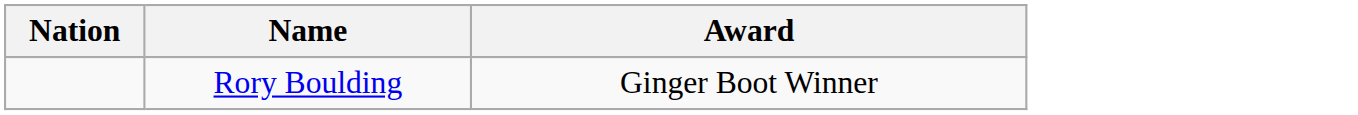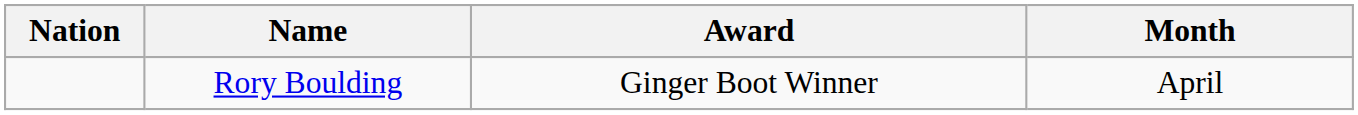+ column: (1190, 30)
